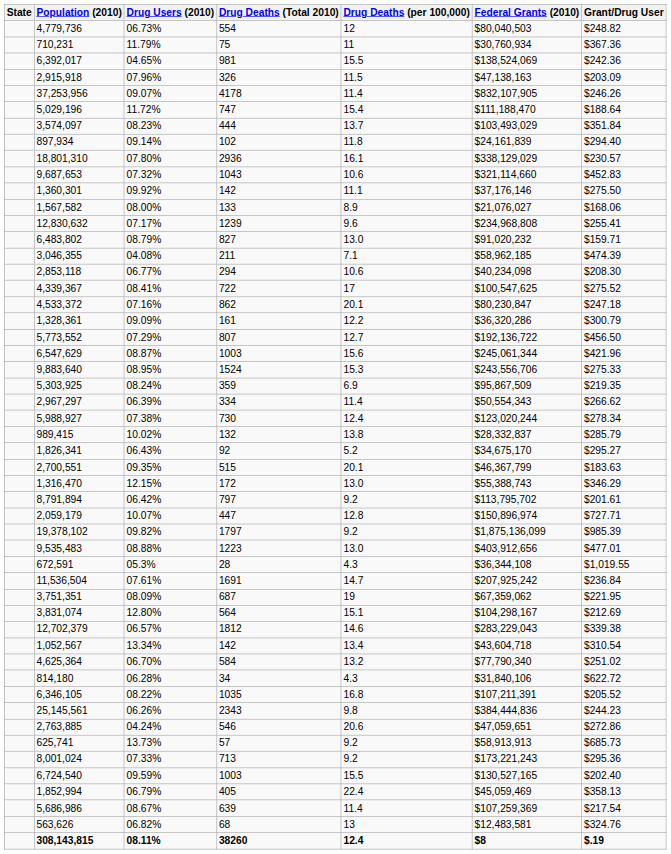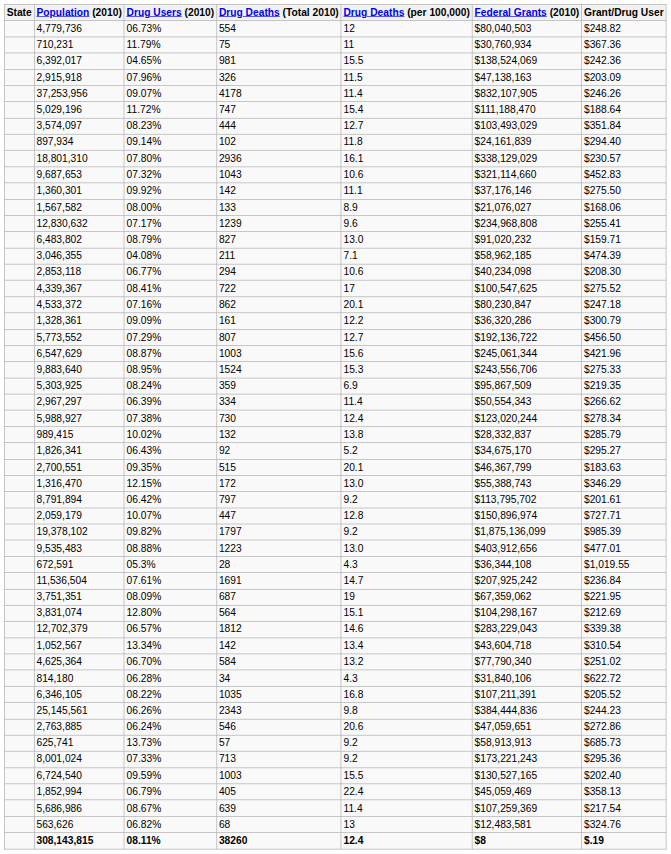(353, 126) 13.7 -> (353, 126) 12.7
(144, 727) 04.24% -> (144, 727) 06.24%
